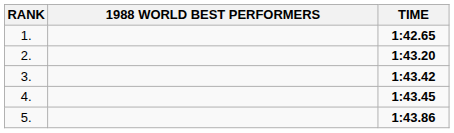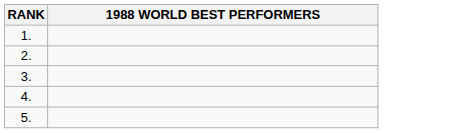- column: (413, 15)
